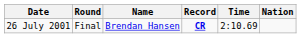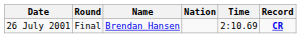columns swapped: (278, 12) <-> (200, 12)
